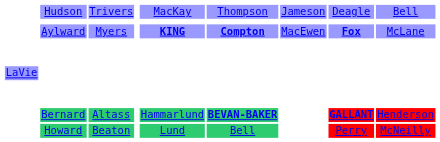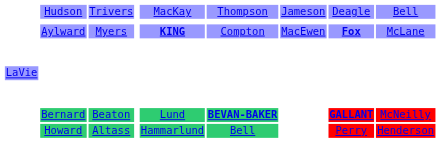(243, 31) bold -> (243, 31) normal
(111, 115) Altass -> (111, 115) Beaton
(172, 115) Hammarlund -> (172, 115) Lund
(406, 115) Henderson -> (406, 115) McNeilly
(111, 131) Beaton -> (111, 131) Altass
(172, 131) Lund -> (172, 131) Hammarlund
(406, 131) McNeilly -> (406, 131) Henderson
